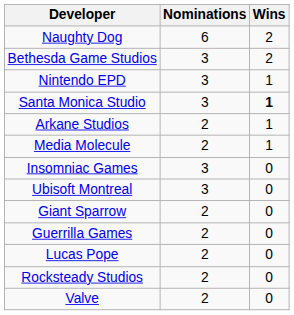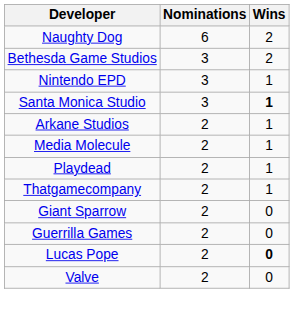+ row: (82, 168)
+ row: (82, 189)
- row: (82, 168)
- row: (82, 189)
(269, 255) normal -> (269, 255) bold
- row: (82, 277)
